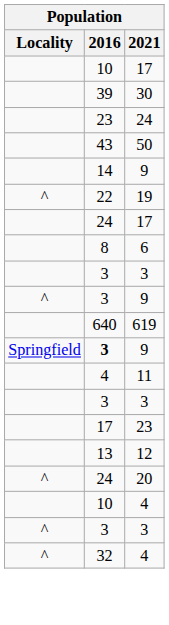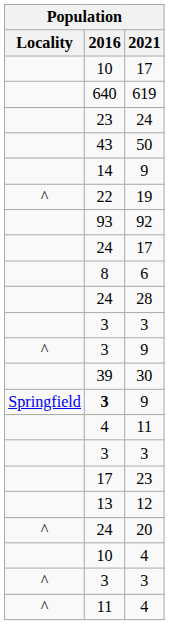rows swapped: (45, 94) <-> (45, 325)
+ row: (45, 222)
+ row: (45, 299)
(105, 555) 32 -> (105, 606) 11
